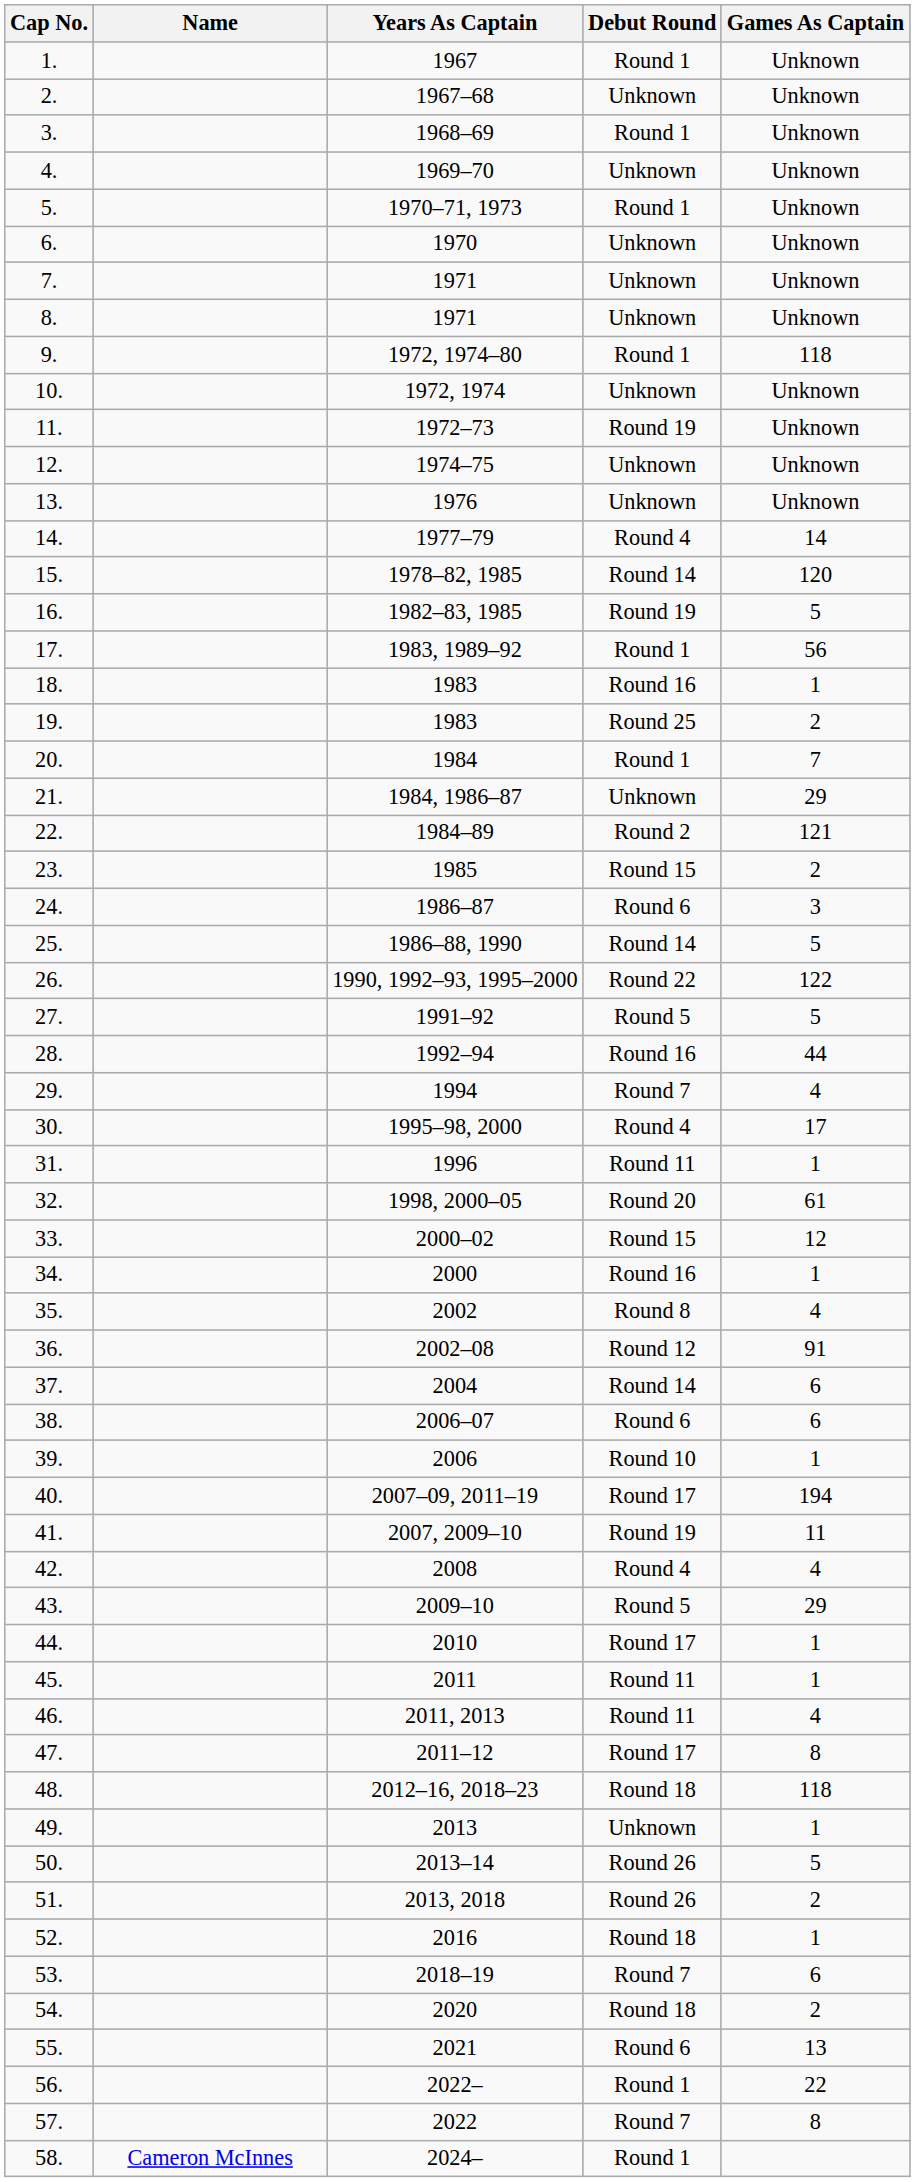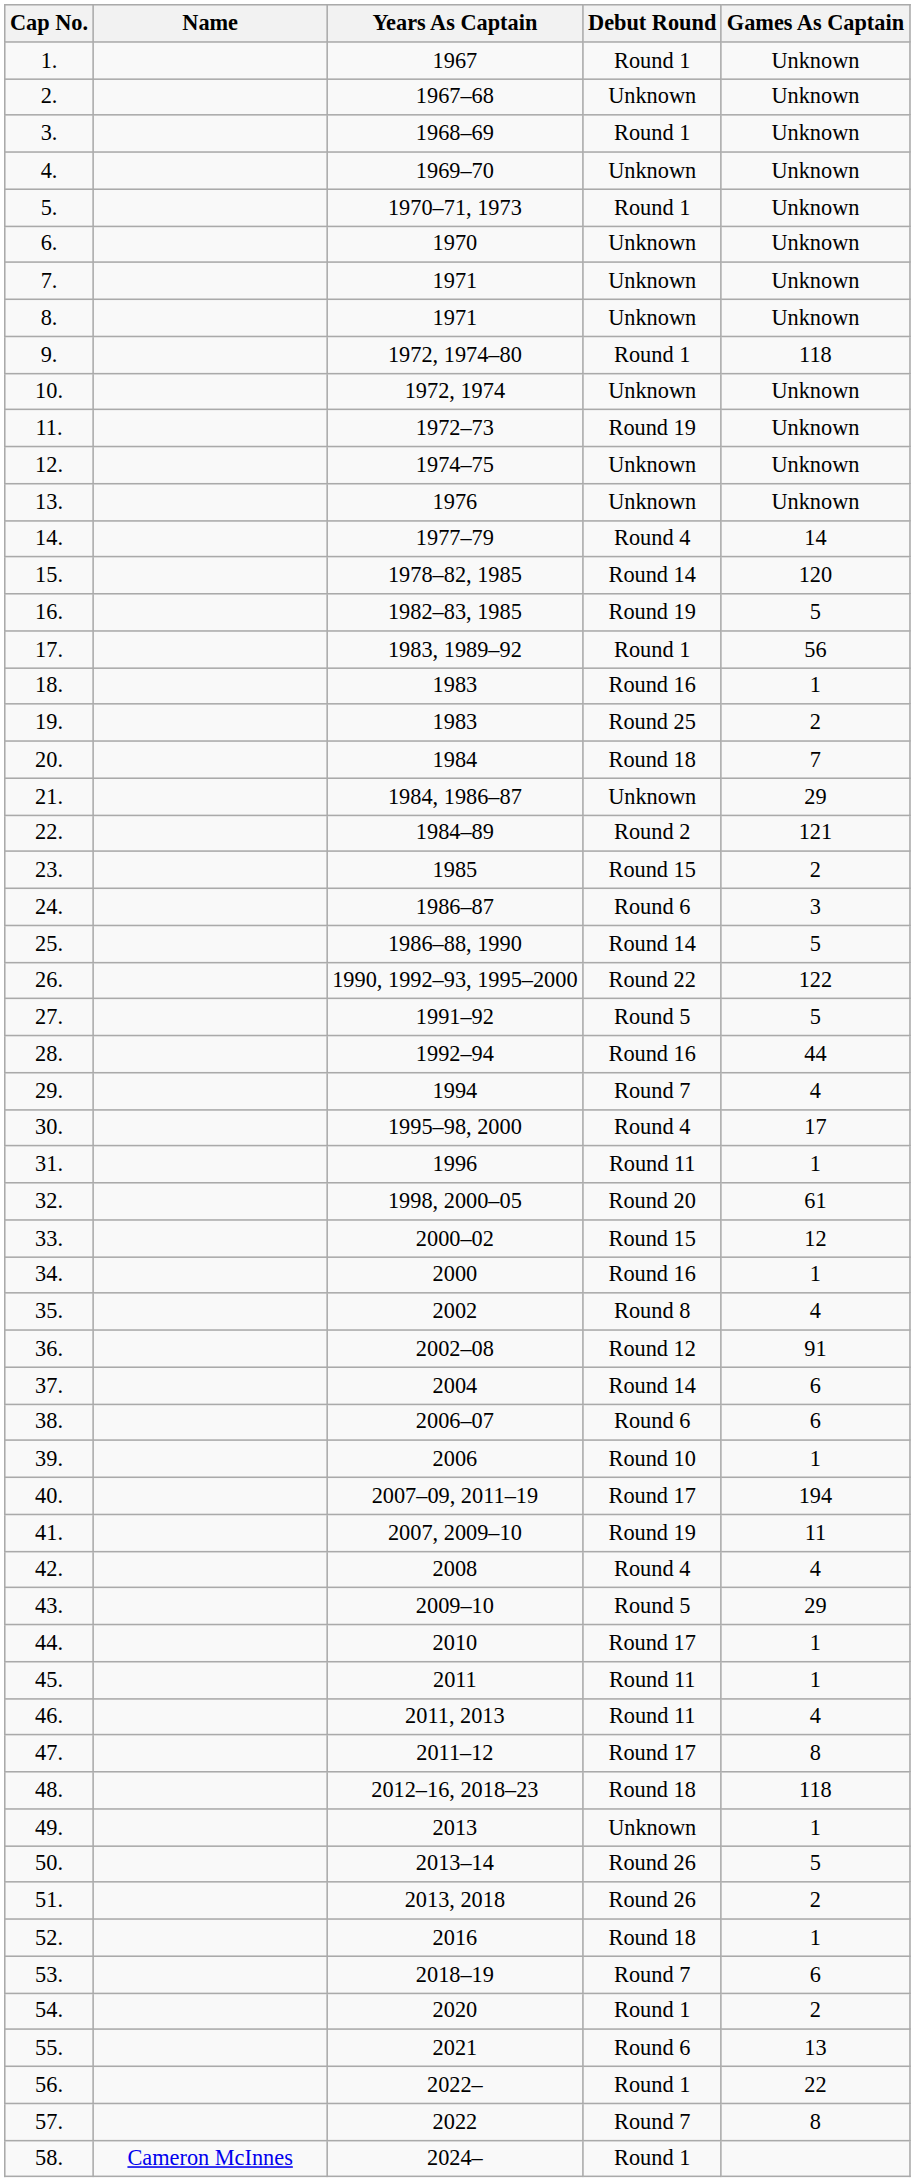(652, 759) Round 1 -> (652, 759) Round 18
(652, 2011) Round 18 -> (652, 2011) Round 1
